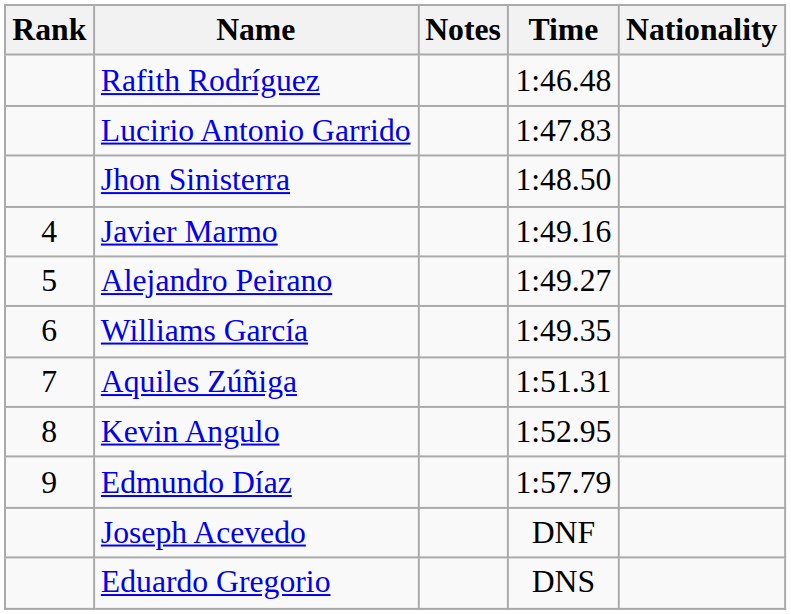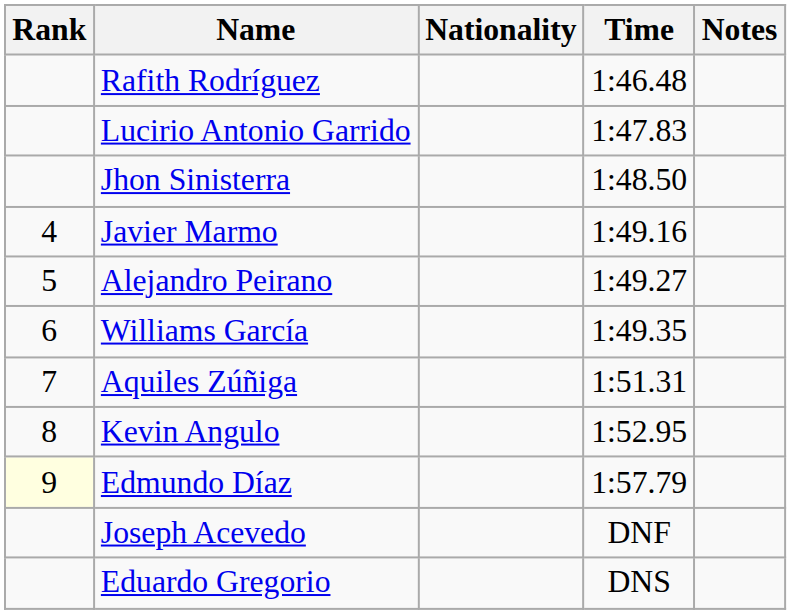columns swapped: (702, 29) <-> (463, 29)
(49, 481) no background -> (49, 481) lightyellow background
